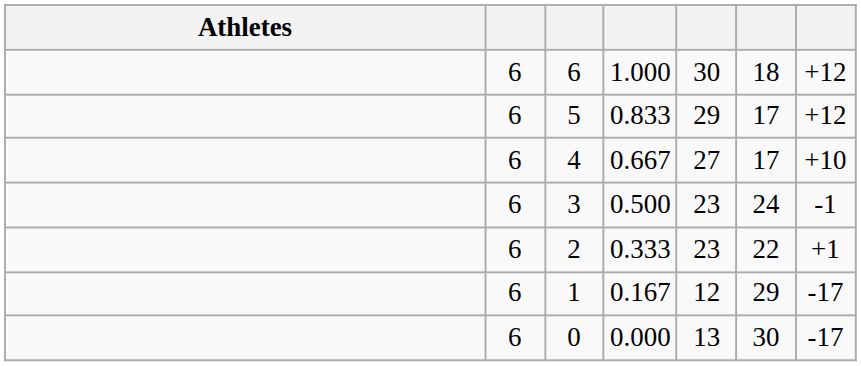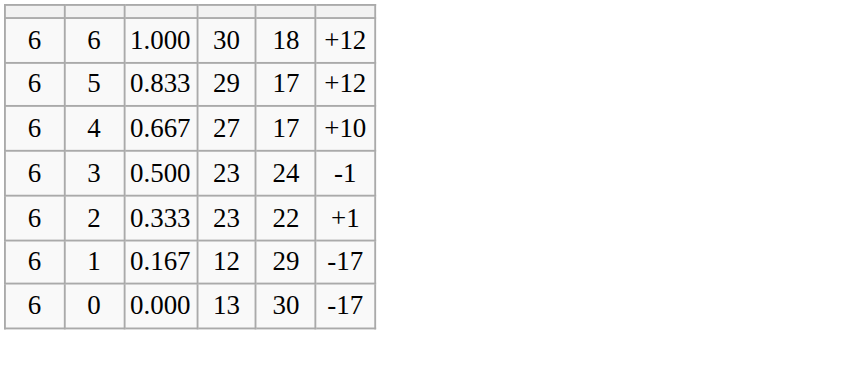- column: (245, 27)
